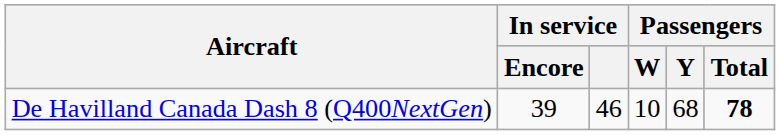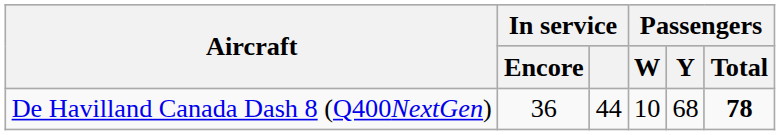(544, 108) 39 -> (544, 108) 36
(609, 108) 46 -> (609, 108) 44
